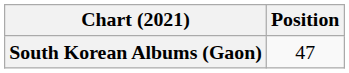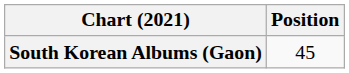(305, 51) 47 -> (305, 51) 45
